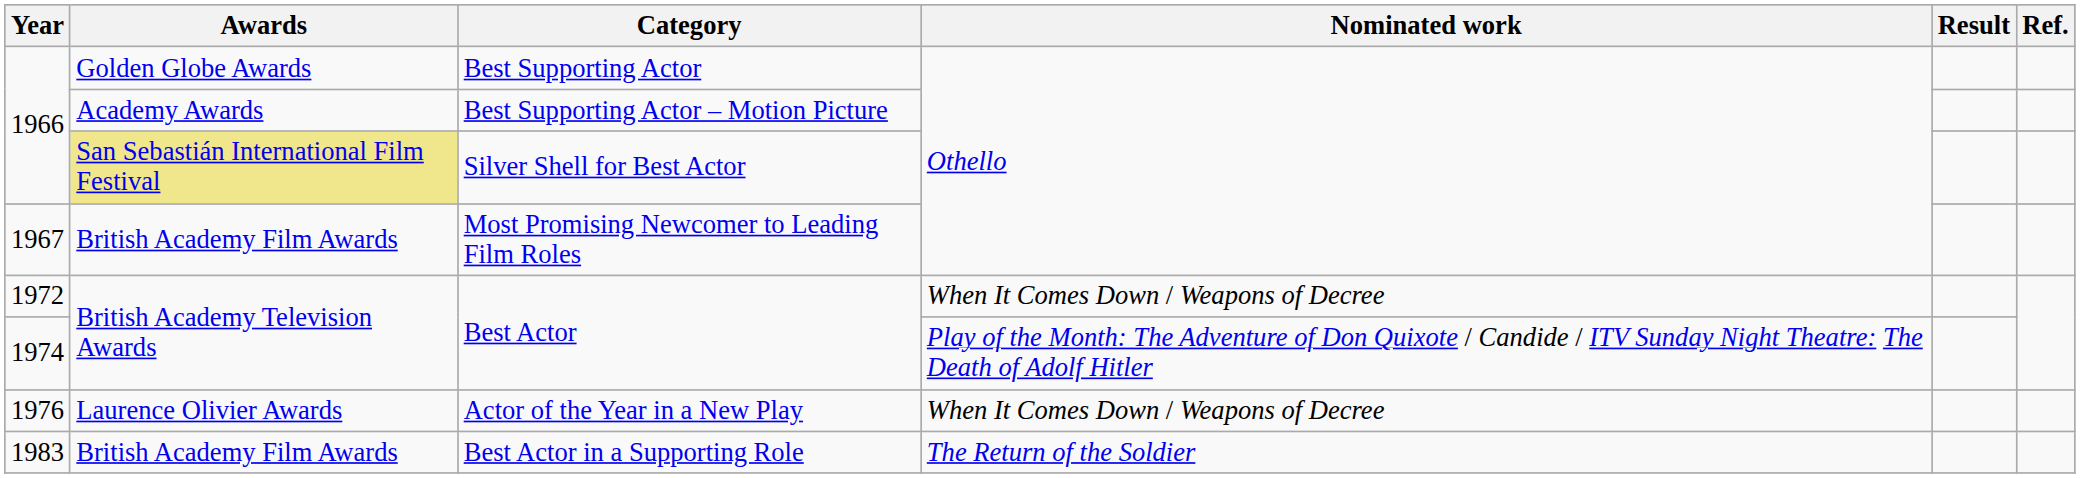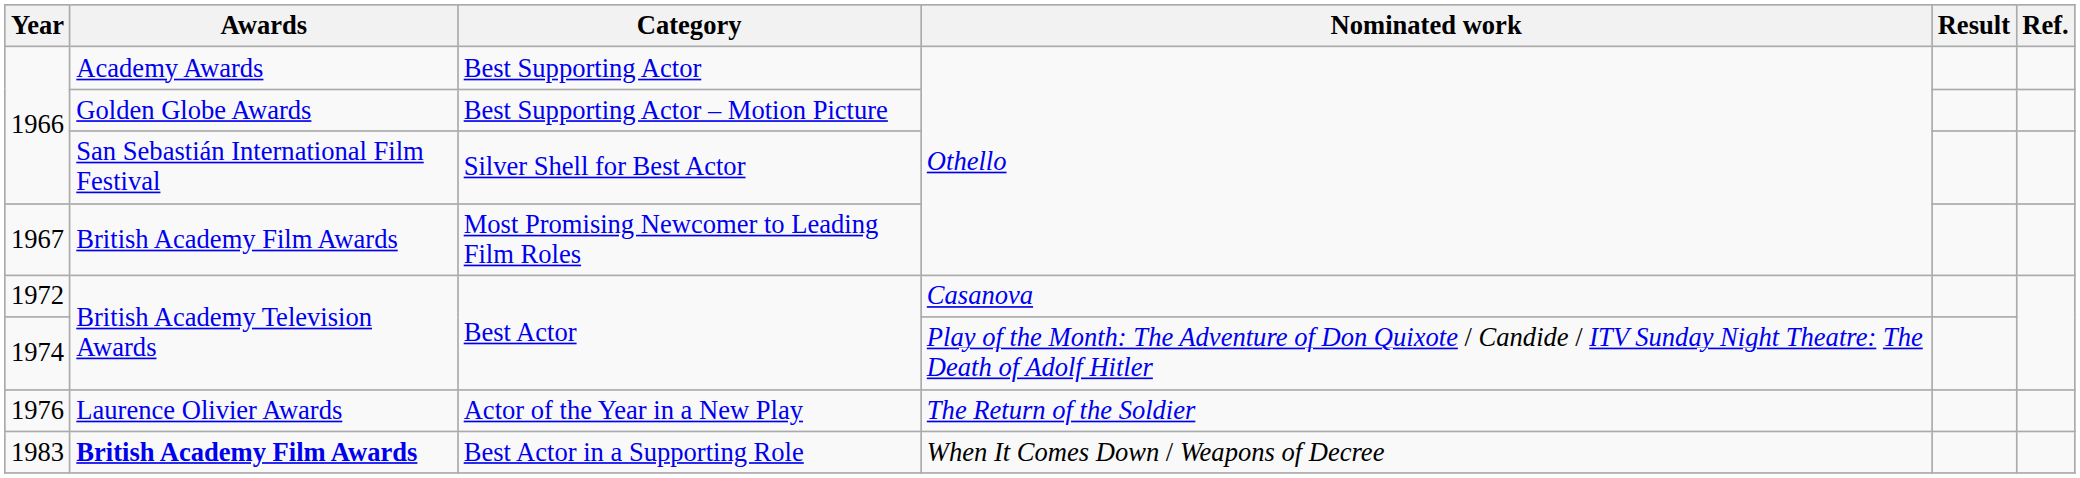(194, 67) Golden Globe Awards -> (170, 67) Academy Awards
(170, 109) Academy Awards -> (194, 109) Golden Globe Awards
(250, 166) khaki background -> (250, 166) no background
(1156, 295) When It Comes Down / Weapons of Decree -> (980, 295) Casanova
(1156, 410) When It Comes Down / Weapons of Decree -> (1061, 410) The Return of the Soldier
(237, 452) normal -> (247, 452) bold
(1061, 452) The Return of the Soldier -> (1156, 452) When It Comes Down / Weapons of Decree
